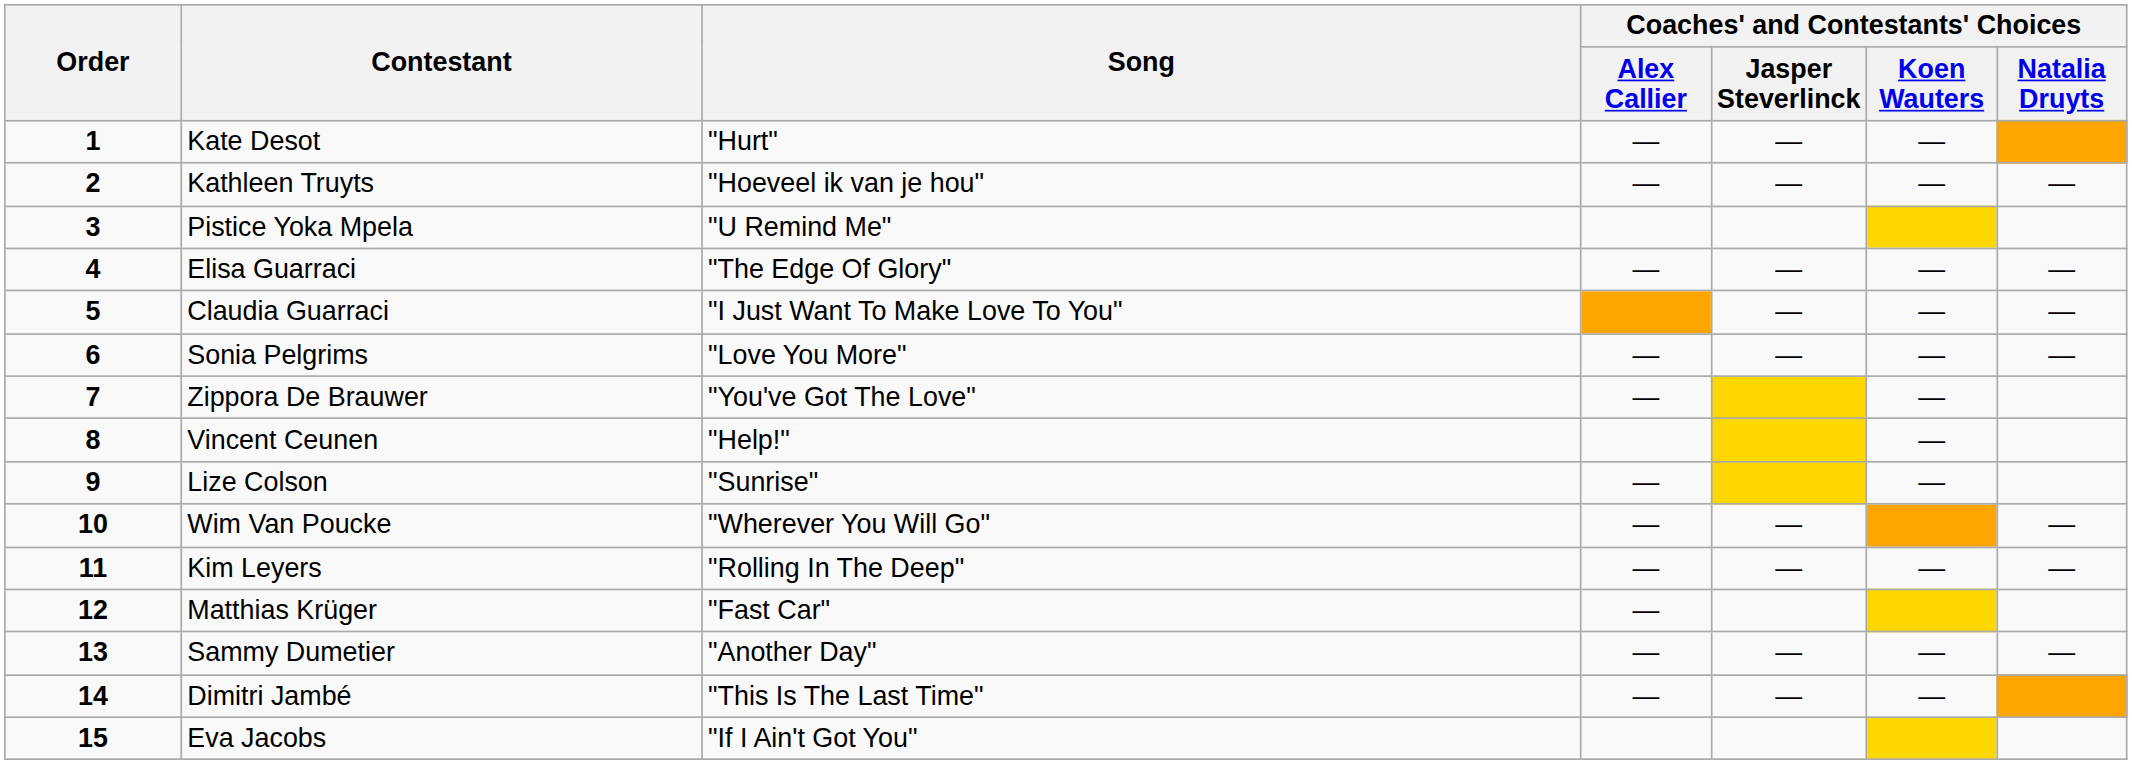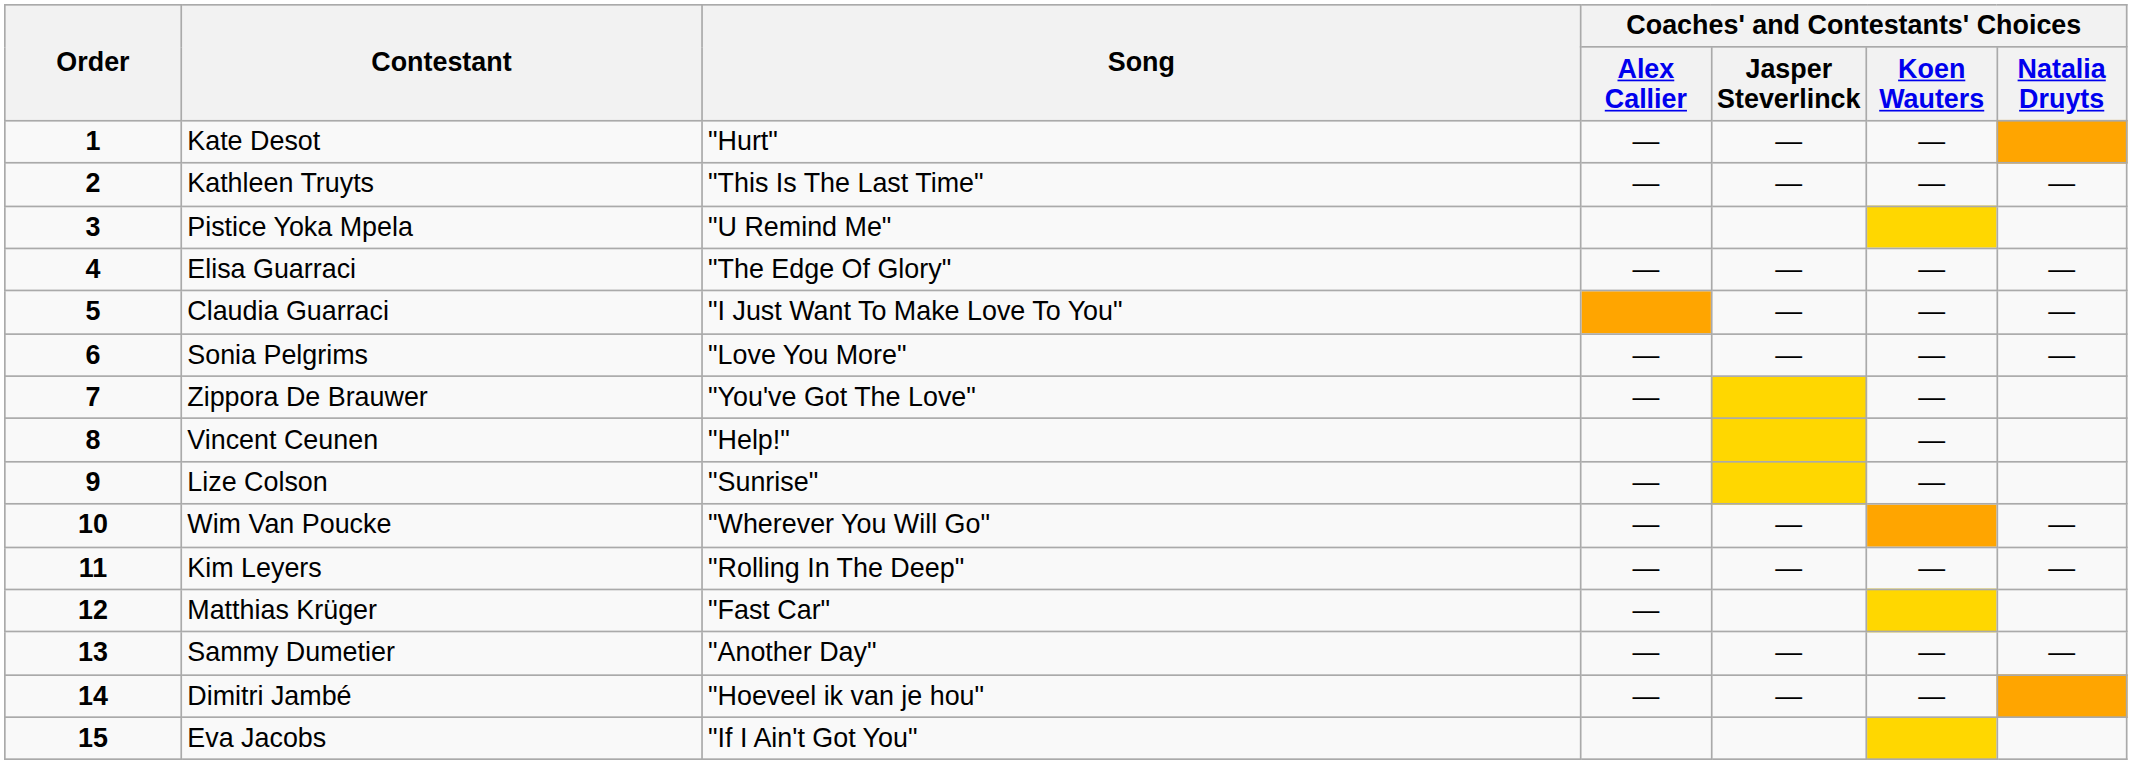(846, 183) "Hoeveel ik van je hou" -> (846, 183) "This Is The Last Time"
(846, 695) "This Is The Last Time" -> (846, 695) "Hoeveel ik van je hou"
